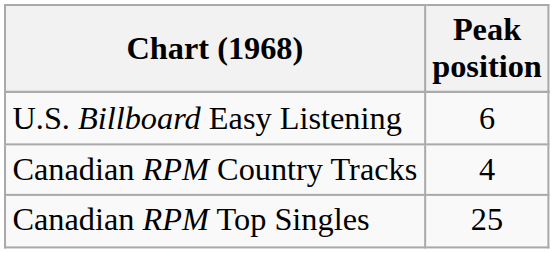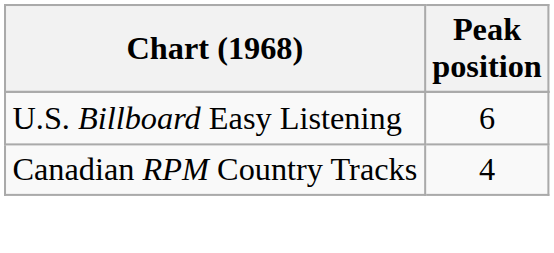- row: (191, 220)
